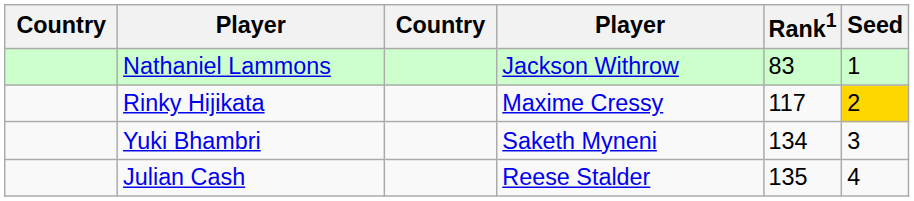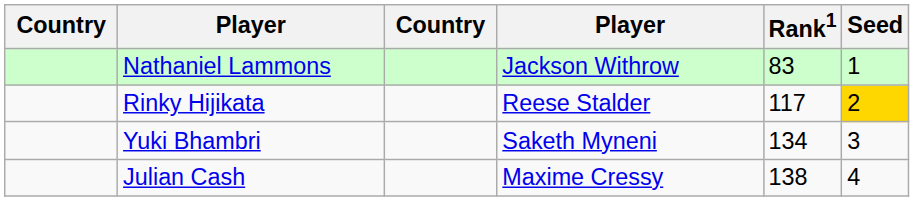(583, 103) Maxime Cressy -> (576, 103) Reese Stalder
(576, 177) Reese Stalder -> (583, 177) Maxime Cressy
(788, 177) 135 -> (788, 177) 138
